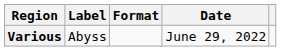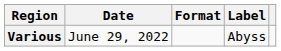columns swapped: (216, 15) <-> (87, 15)
